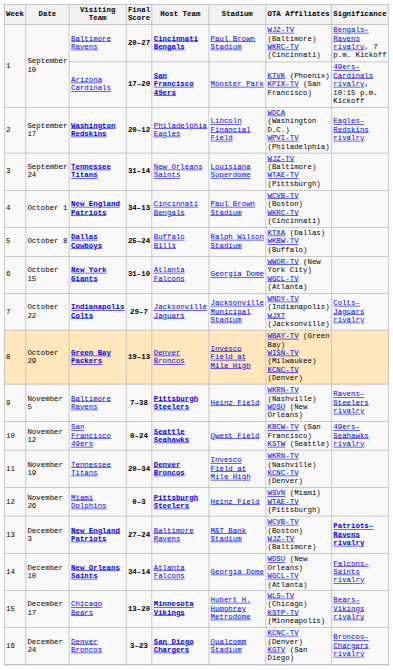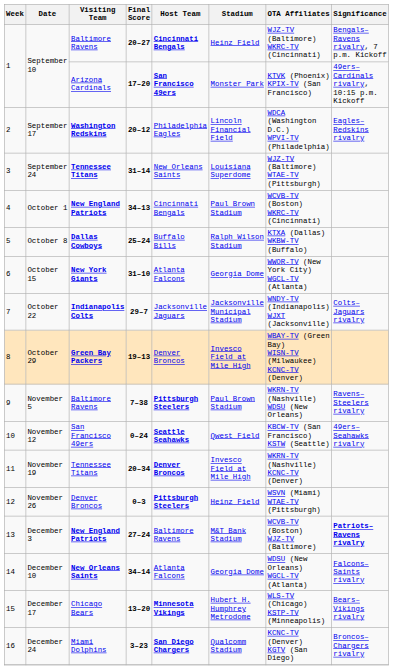(233, 44) Paul Brown Stadium -> (235, 44) Heinz Field
(235, 403) Heinz Field -> (233, 403) Paul Brown Stadium
(89, 502) Miami Dolphins -> (87, 502) Denver Broncos
(87, 647) Denver Broncos -> (89, 647) Miami Dolphins
